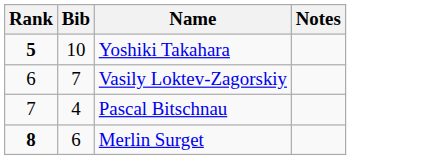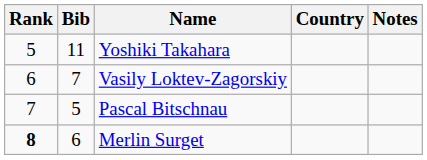+ column: (330, 19)
(31, 49) bold -> (31, 49) normal
(76, 49) 10 -> (76, 49) 11
(76, 109) 4 -> (76, 109) 5
